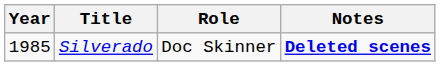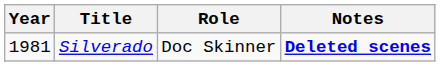(30, 47) 1985 -> (30, 47) 1981
